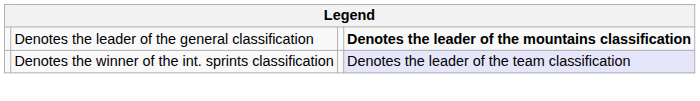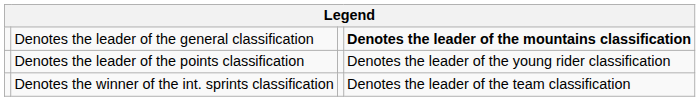+ row: (159, 61)
(489, 61) lavender background -> (489, 84) no background
